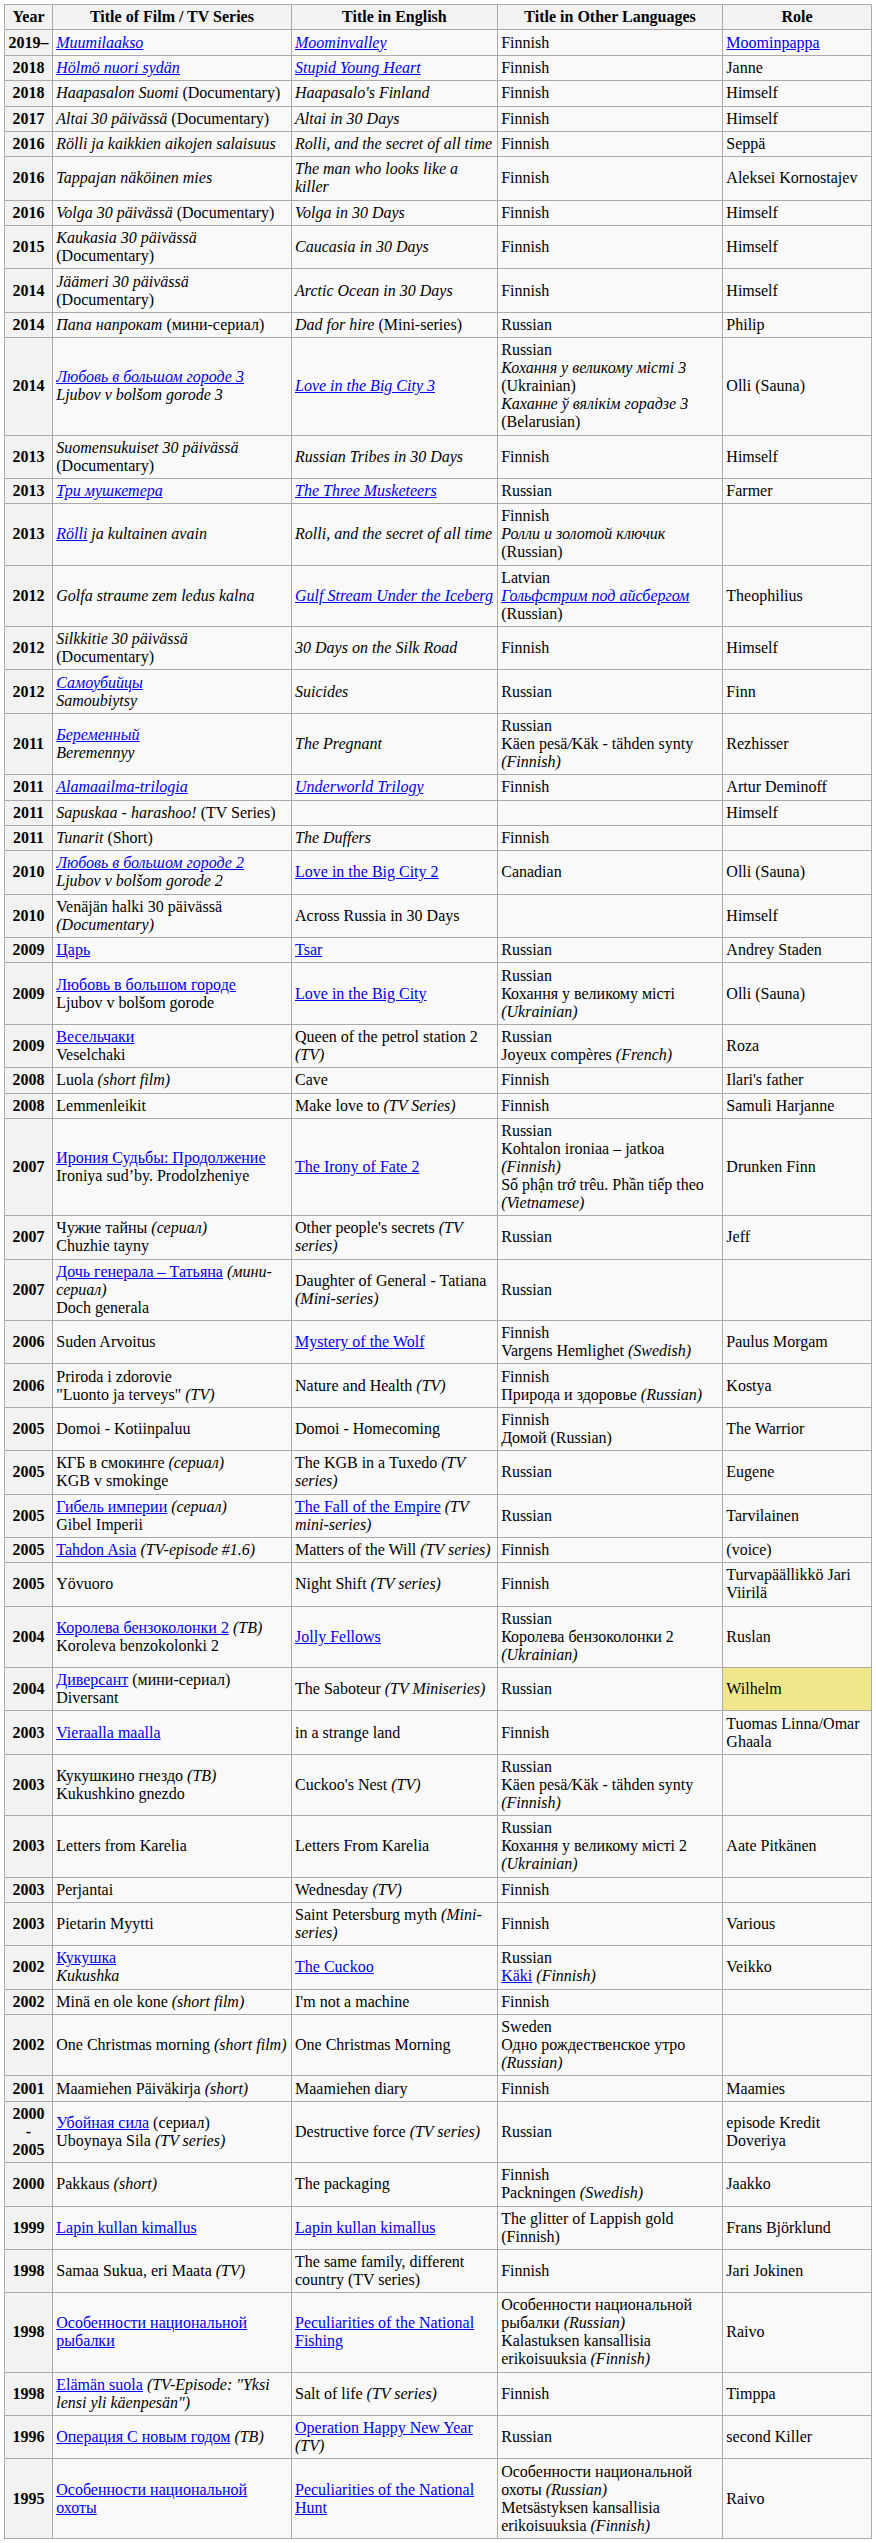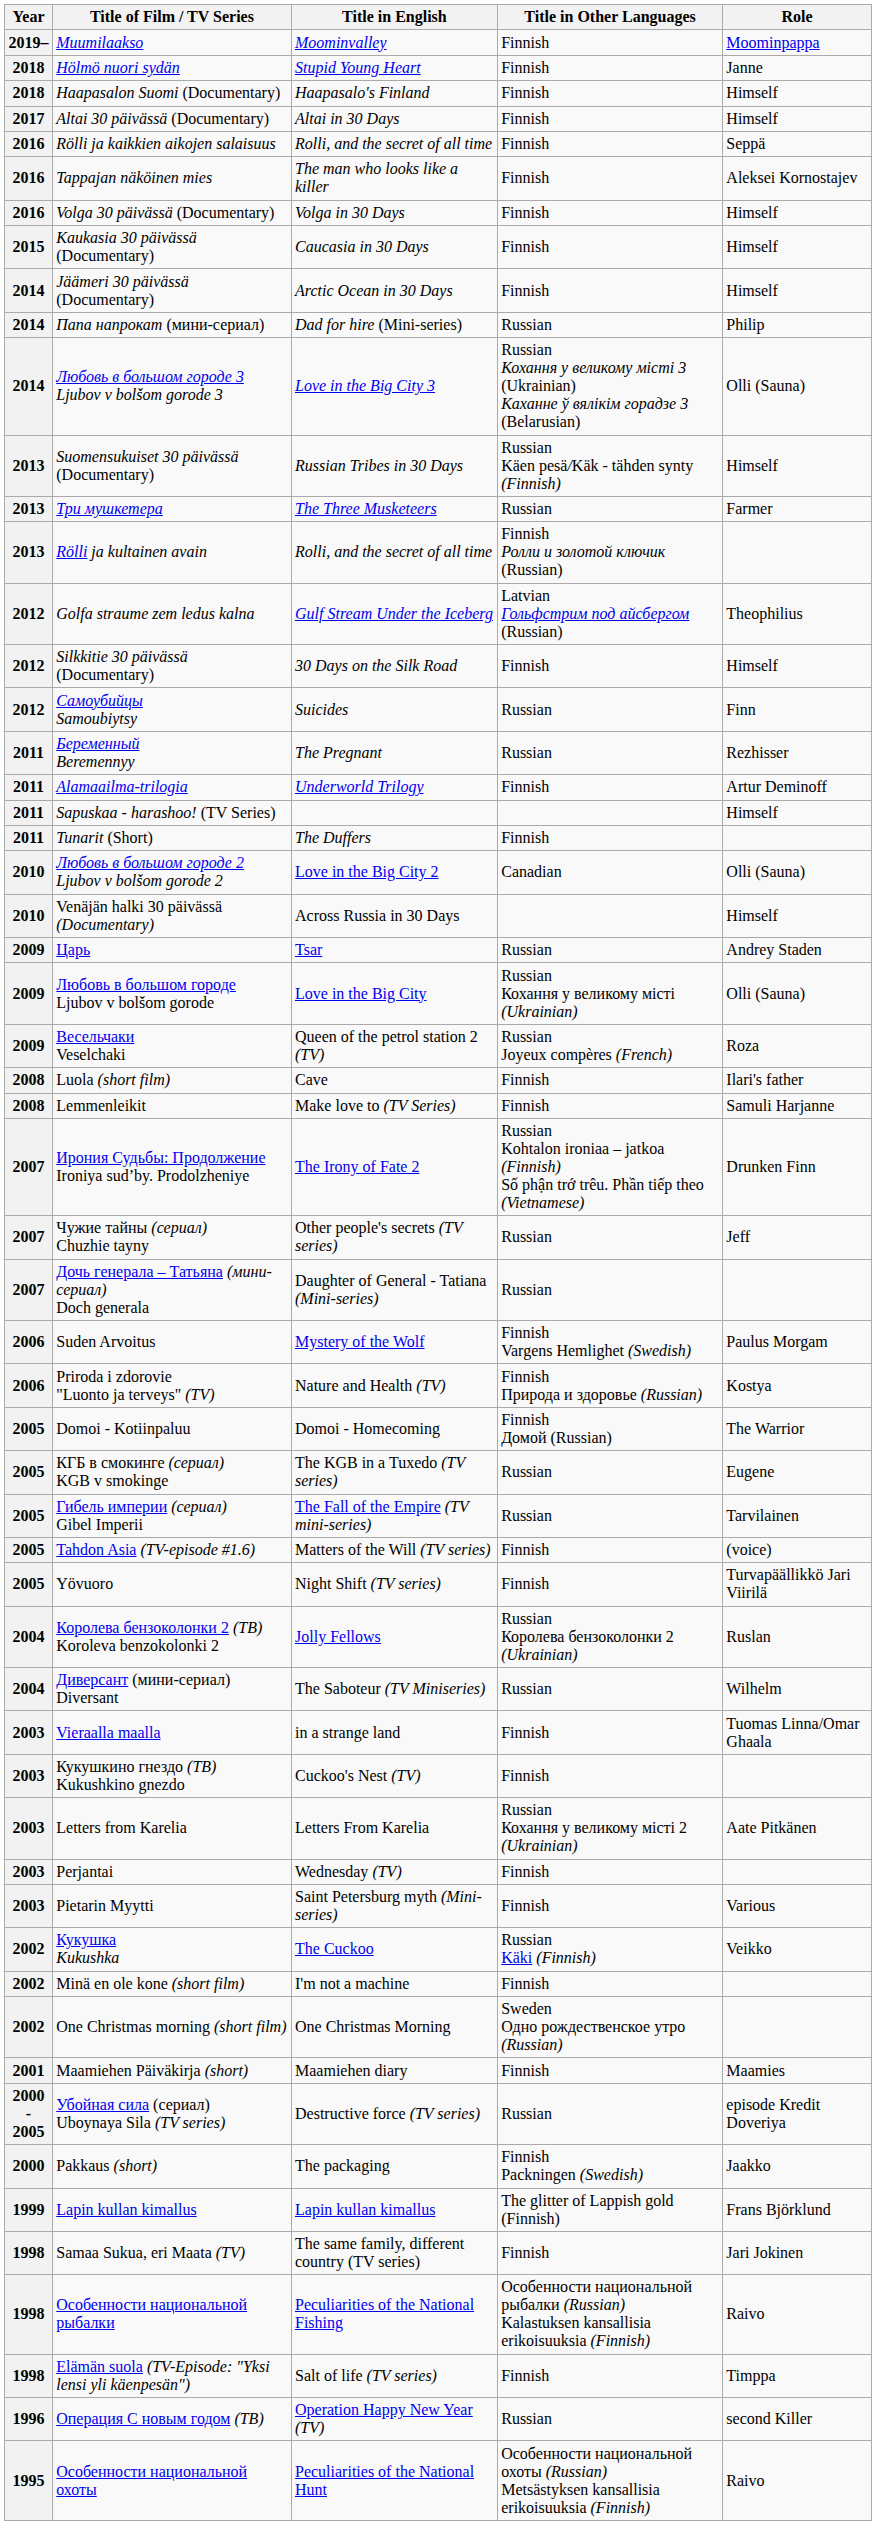(525, 456) Finnish -> (597, 465) Russian Käen pesä/Käk - tähden synty (Finnish)
(597, 743) Russian Käen pesä/Käk - tähden synty (Finnish) -> (527, 752) Russian
(754, 1689) khaki background -> (754, 1689) no background
(597, 1784) Russian Käen pesä/Käk - tähden synty (Finnish) -> (525, 1775) Finnish
